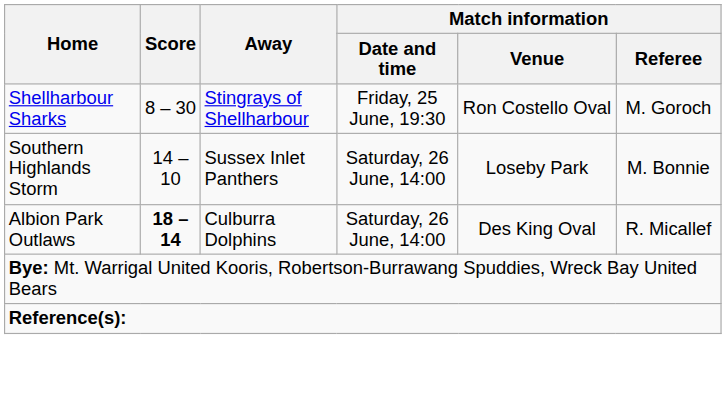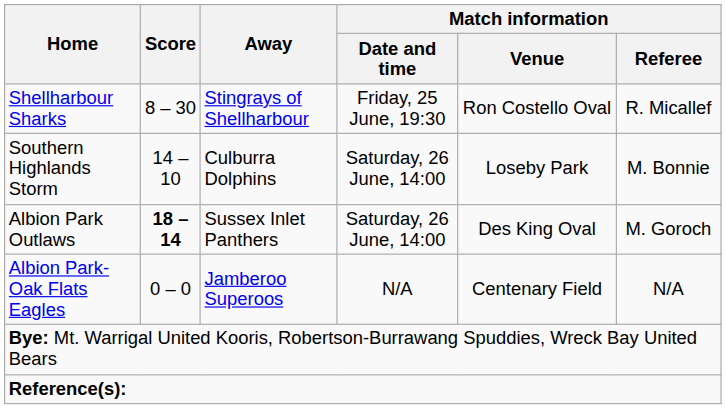(668, 108) M. Goroch -> (668, 108) R. Micallef
(255, 168) Sussex Inlet Panthers -> (240, 168) Culburra Dolphins
(240, 228) Culburra Dolphins -> (255, 228) Sussex Inlet Panthers
(668, 228) R. Micallef -> (668, 228) M. Goroch
+ row: (59, 289)
